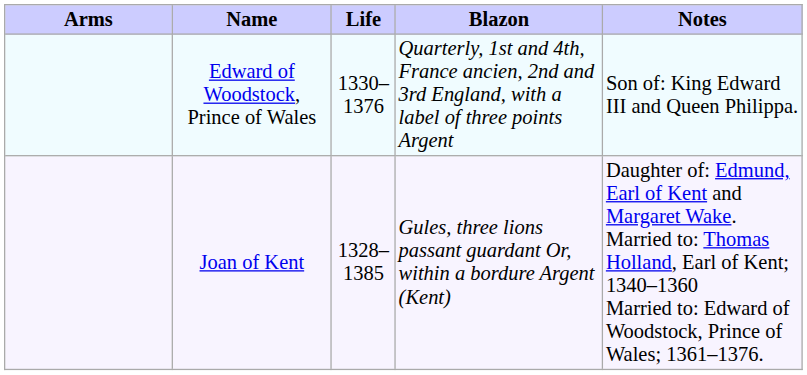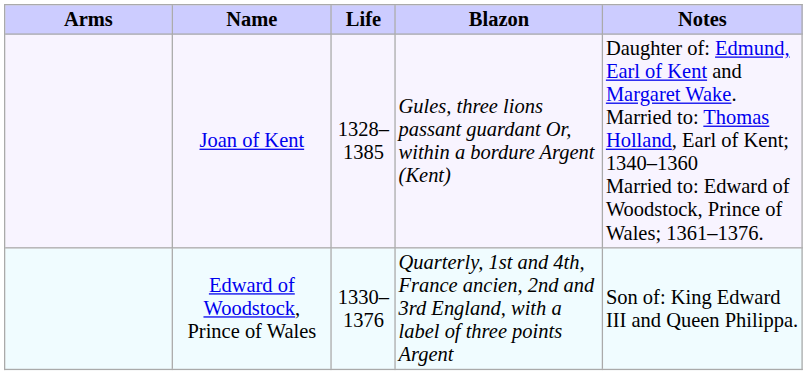rows swapped: (252, 94) <-> (252, 262)
